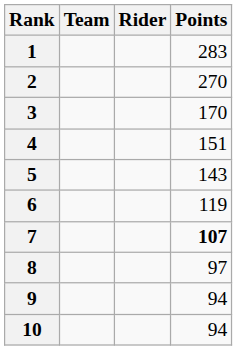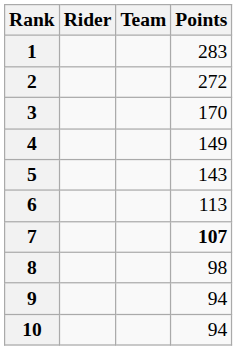columns swapped: (142, 19) <-> (87, 19)
(213, 81) 270 -> (213, 81) 272
(213, 143) 151 -> (213, 143) 149
(213, 205) 119 -> (213, 205) 113
(218, 267) 97 -> (218, 267) 98
